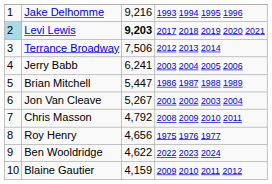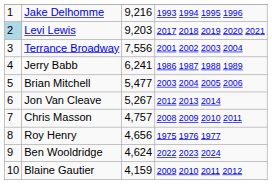(138, 30) bold -> (138, 30) normal
(138, 48) 7,506 -> (138, 48) 7,556
(189, 48) 2012 2013 2014 -> (200, 48) 2001 2002 2003 2004
(200, 66) 2003 2004 2005 2006 -> (200, 66) 1986 1987 1988 1989
(138, 83) 5,447 -> (138, 83) 5,477
(200, 83) 1986 1987 1988 1989 -> (200, 83) 2003 2004 2005 2006
(200, 101) 2001 2002 2003 2004 -> (189, 101) 2012 2013 2014
(138, 118) 4,792 -> (138, 118) 4,757
(138, 153) 4,622 -> (138, 153) 4,624
